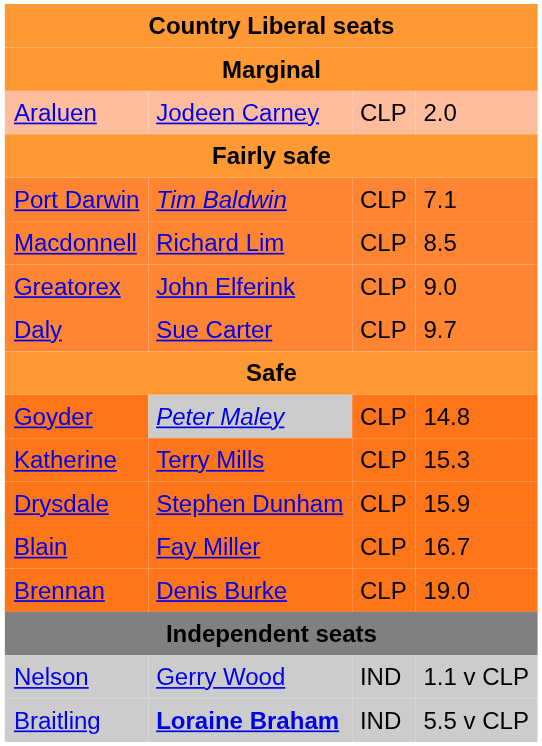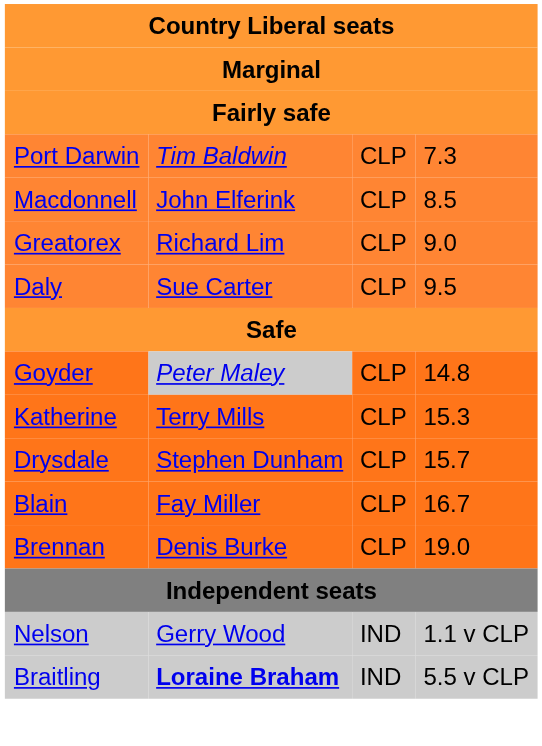- row: (55, 112)
(440, 199) 7.1 -> (440, 156) 7.3
(220, 242) Richard Lim -> (226, 199) John Elferink
(226, 286) John Elferink -> (220, 242) Richard Lim
(440, 329) 9.7 -> (440, 286) 9.5
(447, 503) 15.9 -> (447, 460) 15.7
